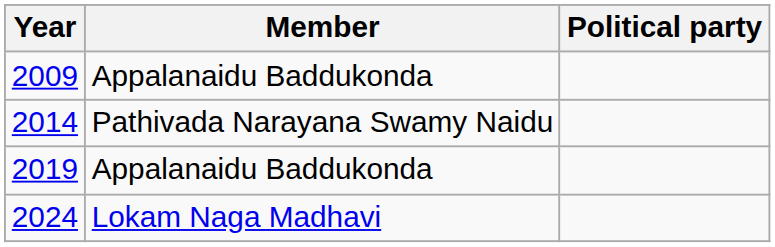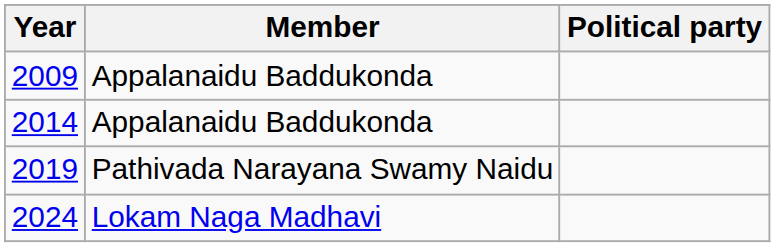(322, 122) Pathivada Narayana Swamy Naidu -> (262, 122) Appalanaidu Baddukonda
(262, 169) Appalanaidu Baddukonda -> (322, 169) Pathivada Narayana Swamy Naidu
